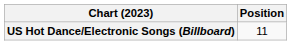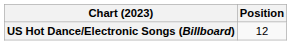(262, 31) 11 -> (262, 31) 12
